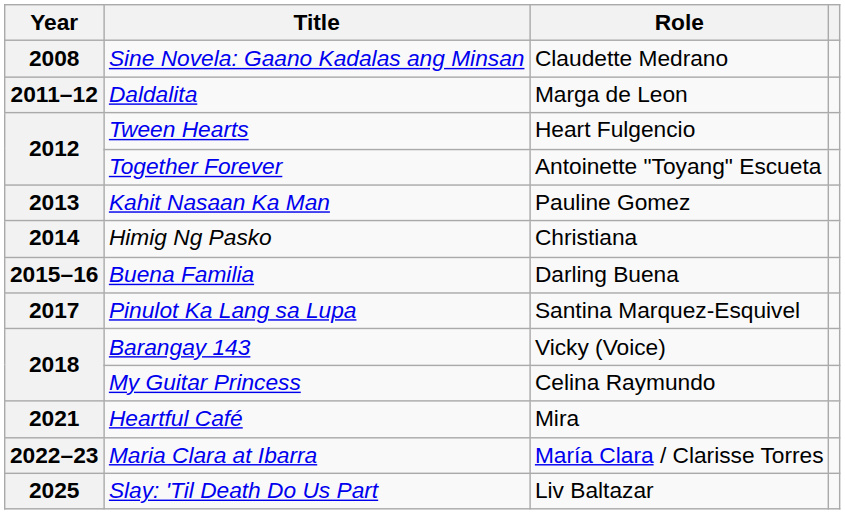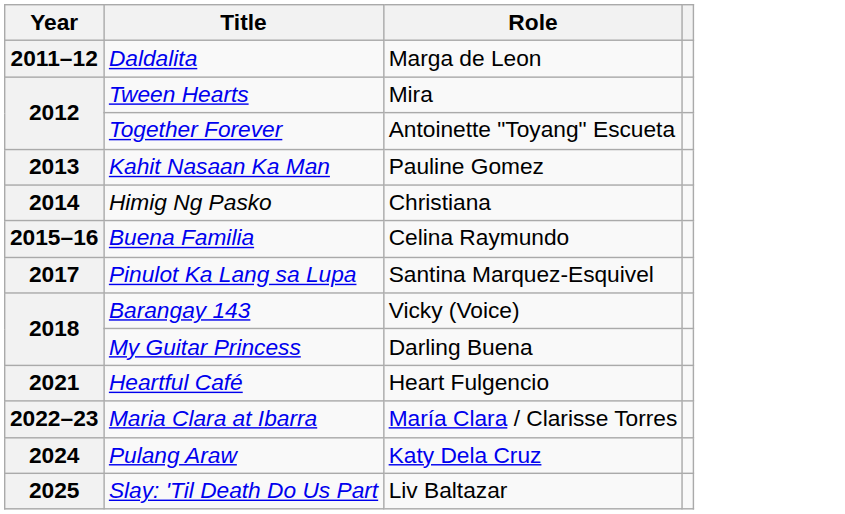- row: (317, 58)
(615, 130) Heart Fulgencio -> (411, 94) Mira
(607, 274) Darling Buena -> (479, 238) Celina Raymundo
(625, 382) Celina Raymundo -> (461, 346) Darling Buena
(557, 418) Mira -> (469, 382) Heart Fulgencio
+ row: (173, 454)
